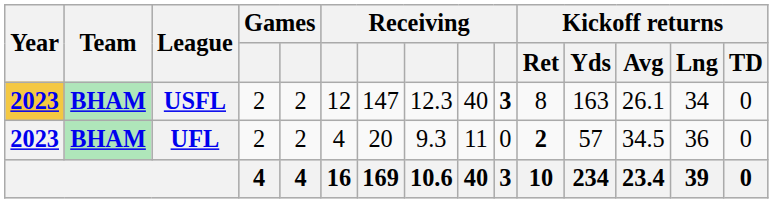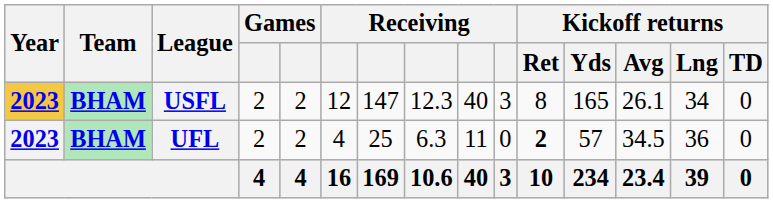(505, 100) bold -> (505, 100) normal
(591, 100) 163 -> (591, 100) 165
(381, 139) 20 -> (381, 139) 25
(431, 139) 9.3 -> (431, 139) 6.3
